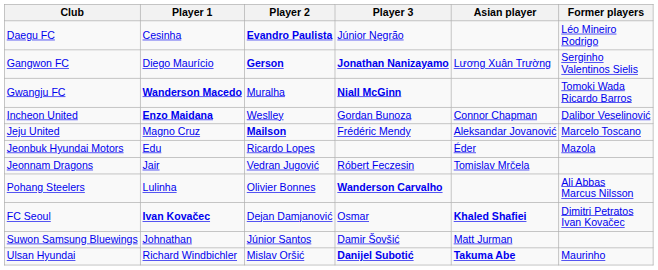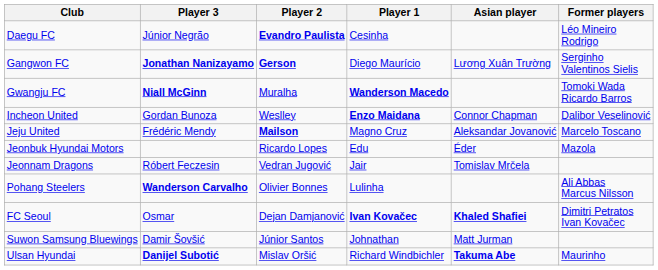columns swapped: (192, 12) <-> (393, 12)
